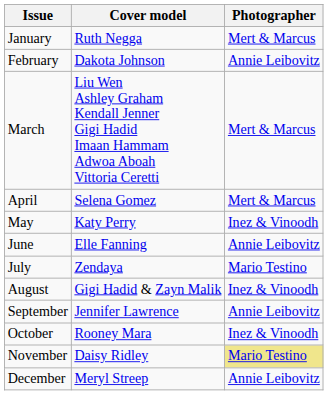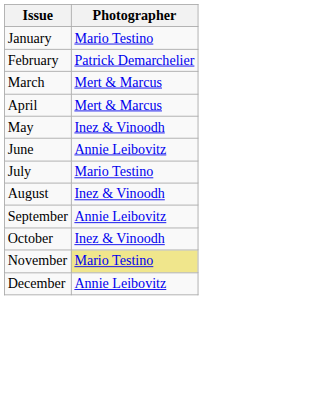- column: (148, 15)
(272, 37) Mert & Marcus -> (114, 37) Mario Testino
(274, 60) Annie Leibovitz -> (134, 60) Patrick Demarchelier
